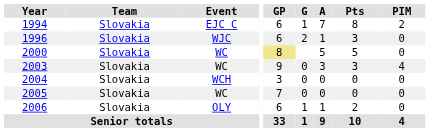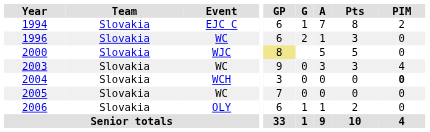(222, 38) WJC -> (222, 38) WC
(222, 52) WC -> (222, 52) WJC
(402, 80) normal -> (402, 80) bold
